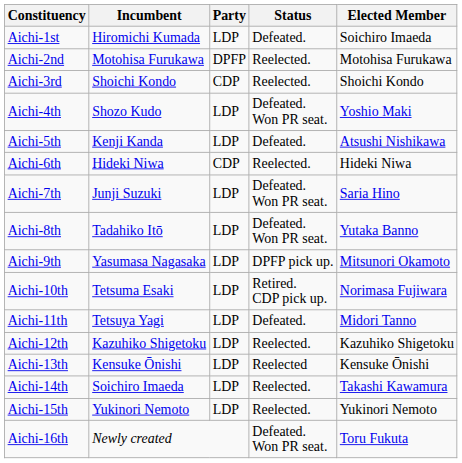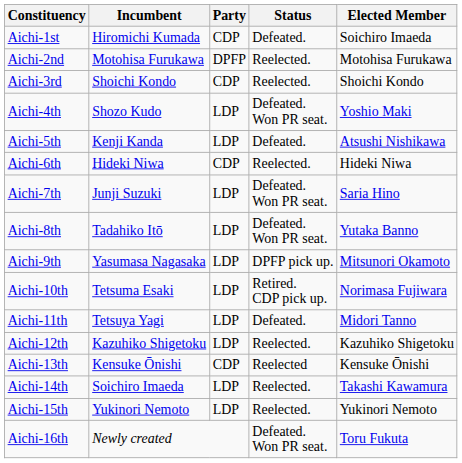(226, 37) LDP -> (226, 37) CDP
(226, 365) LDP -> (226, 365) CDP
